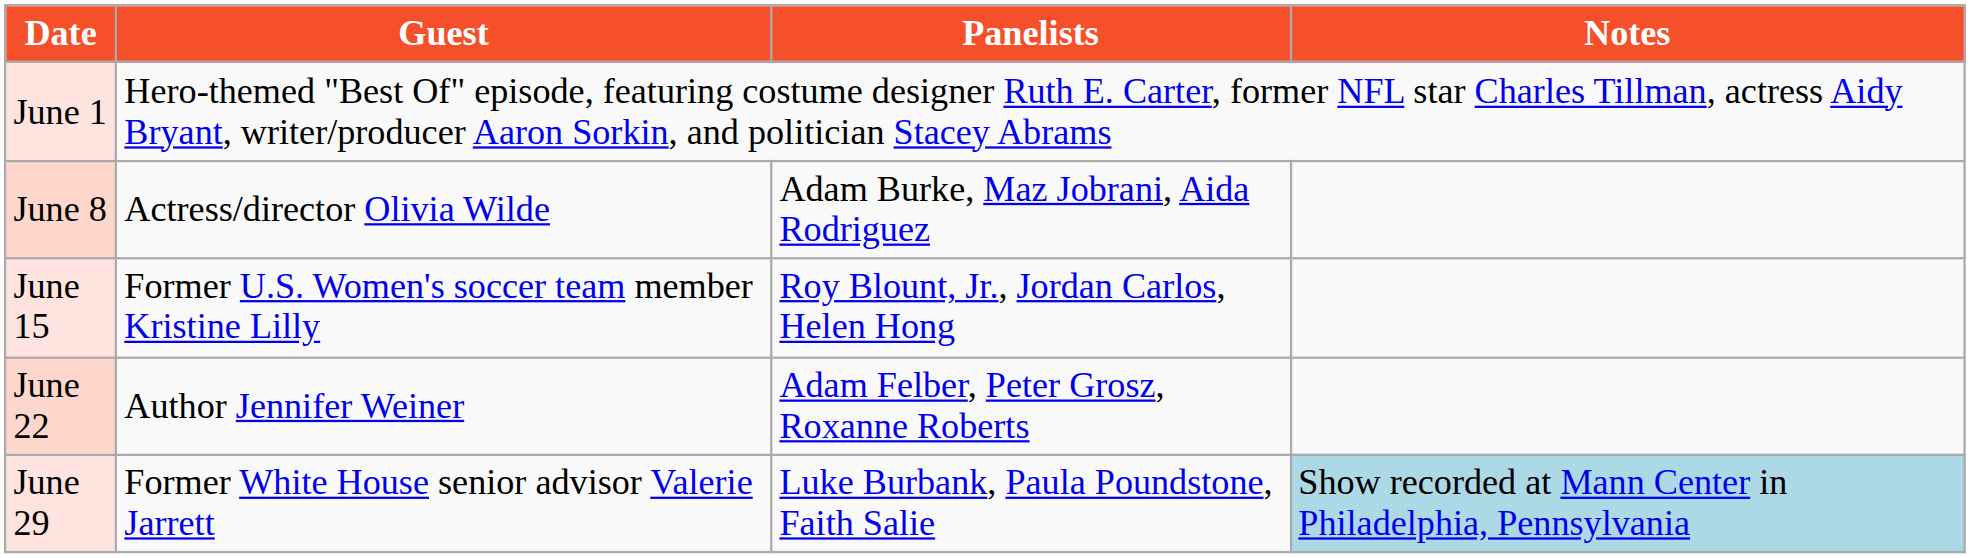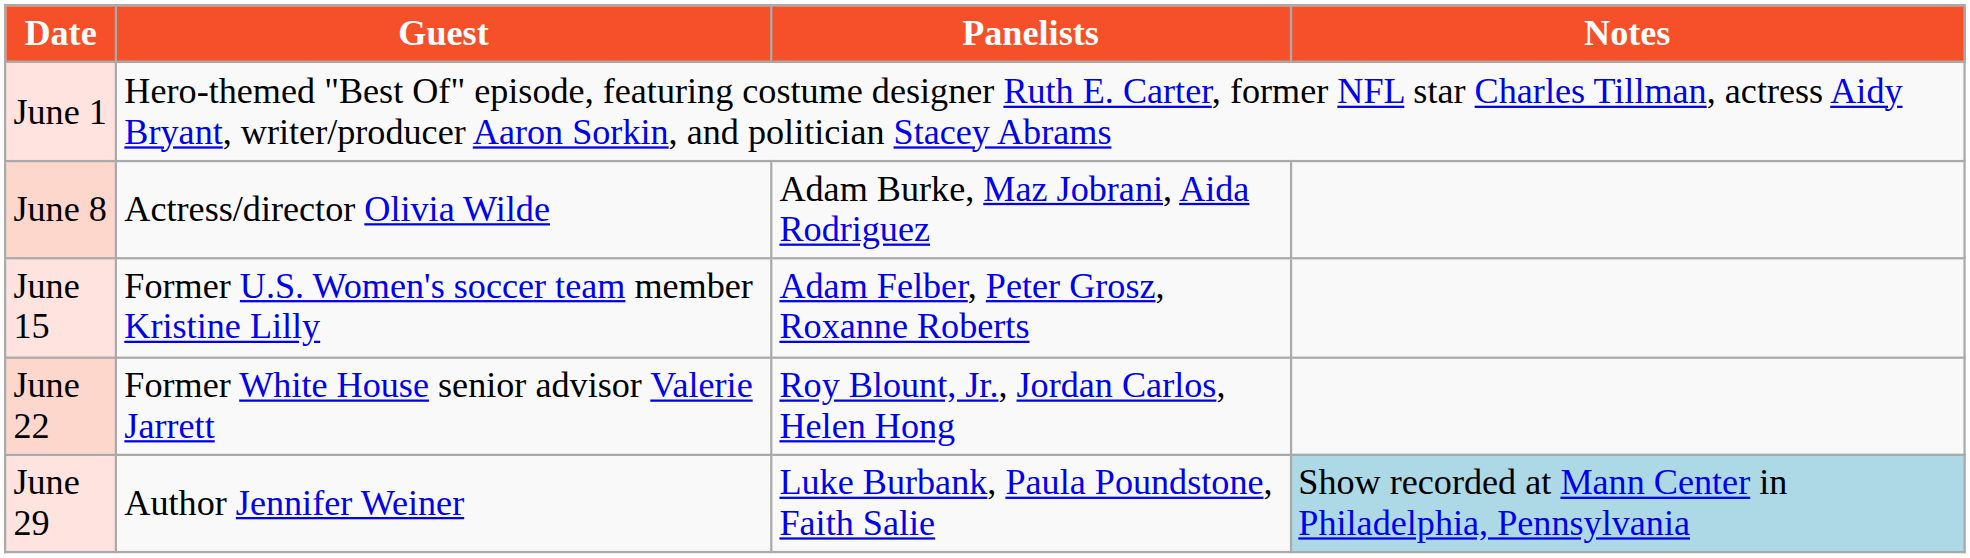(1002, 306) Roy Blount, Jr., Jordan Carlos, Helen Hong -> (972, 306) Adam Felber, Peter Grosz, Roxanne Roberts
(294, 404) Author Jennifer Weiner -> (439, 404) Former White House senior advisor Valerie Jarrett
(972, 404) Adam Felber, Peter Grosz, Roxanne Roberts -> (1002, 404) Roy Blount, Jr., Jordan Carlos, Helen Hong
(439, 502) Former White House senior advisor Valerie Jarrett -> (294, 502) Author Jennifer Weiner
